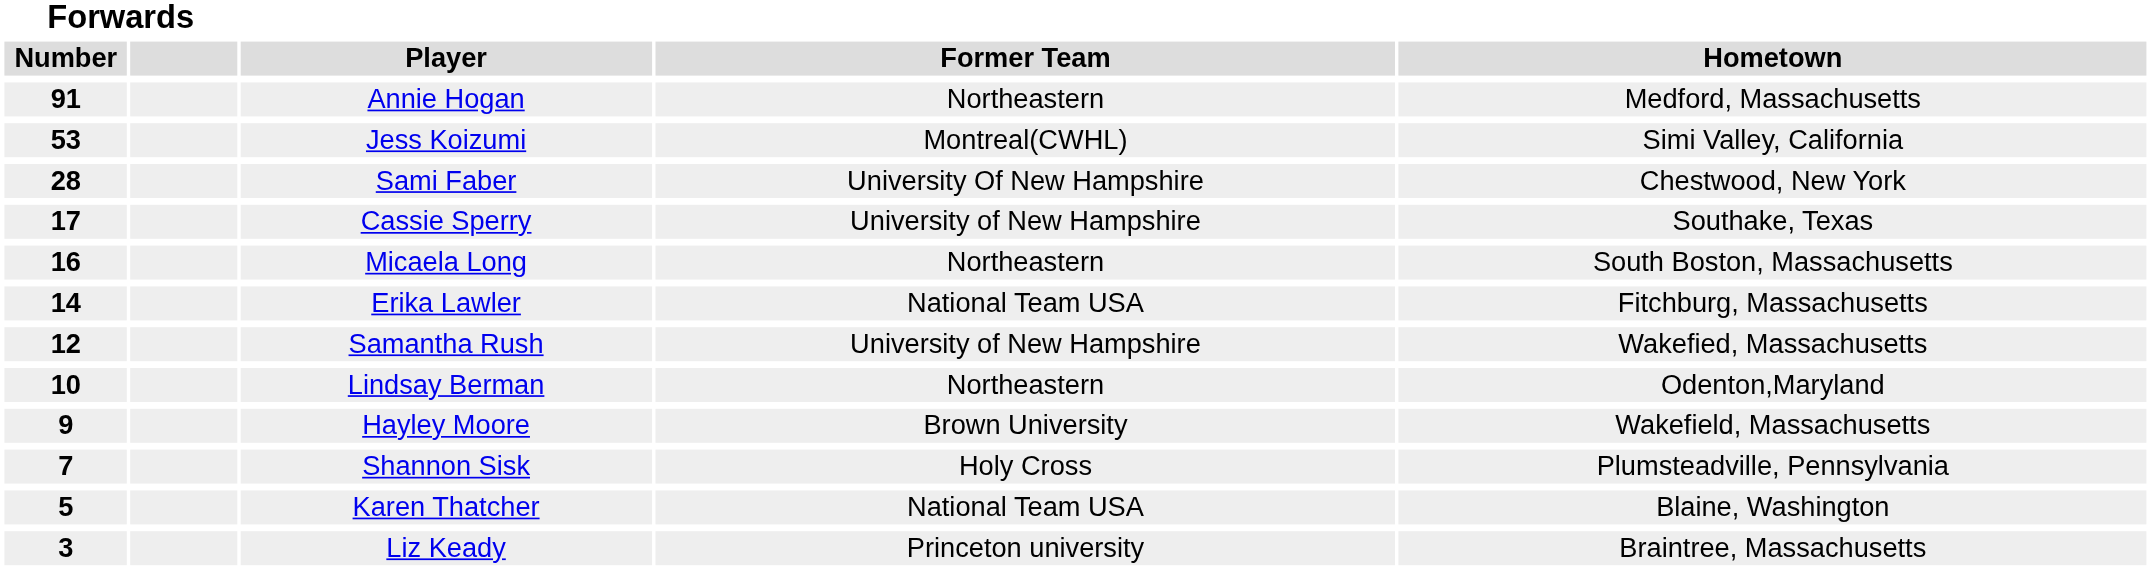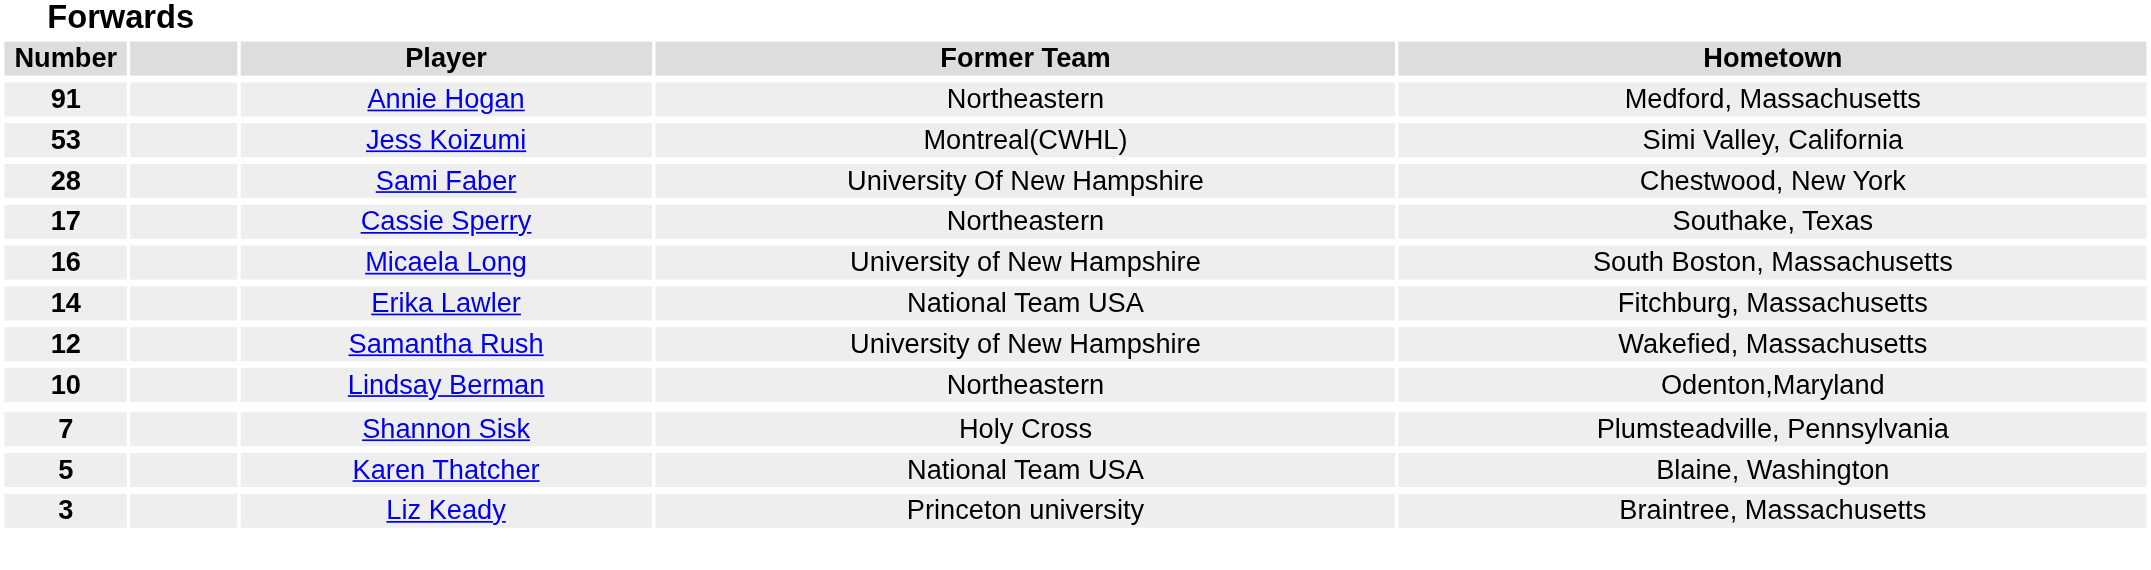(1025, 221) University of New Hampshire -> (1025, 221) Northeastern
(1025, 262) Northeastern -> (1025, 262) University of New Hampshire
- row: (446, 425)
